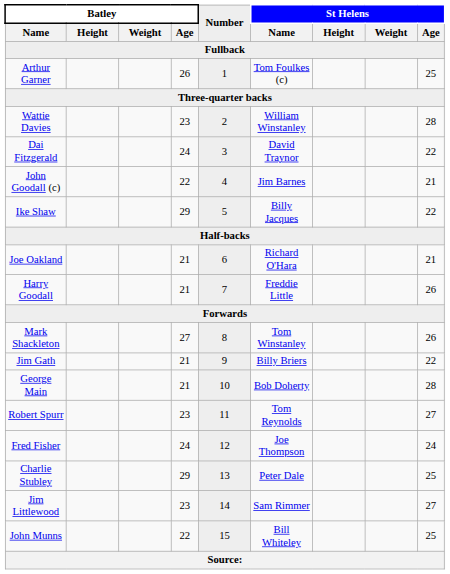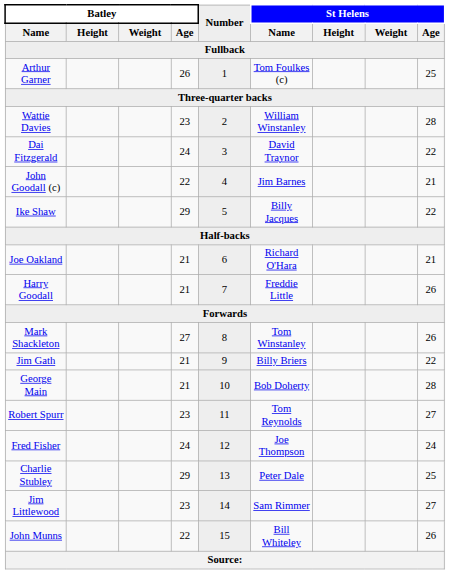(431, 536) 25 -> (431, 536) 26
